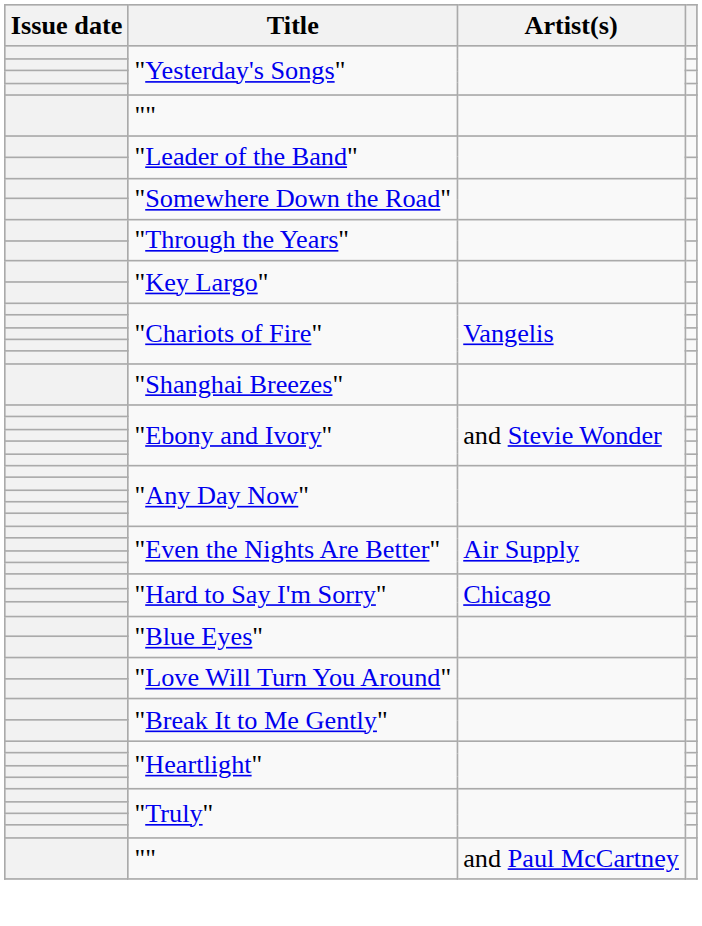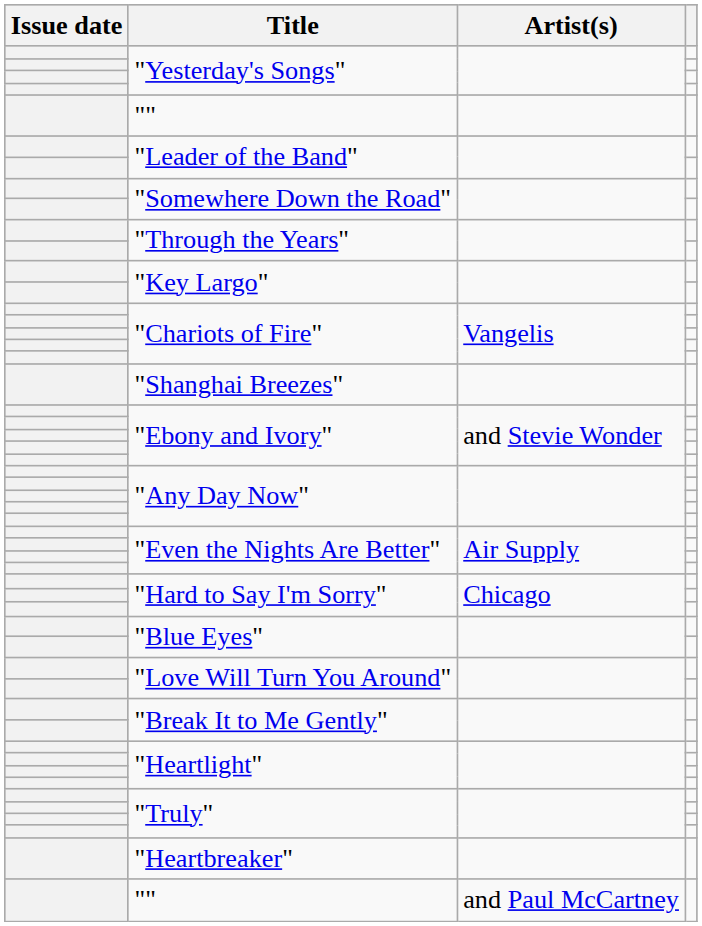+ row: (214, 858)
